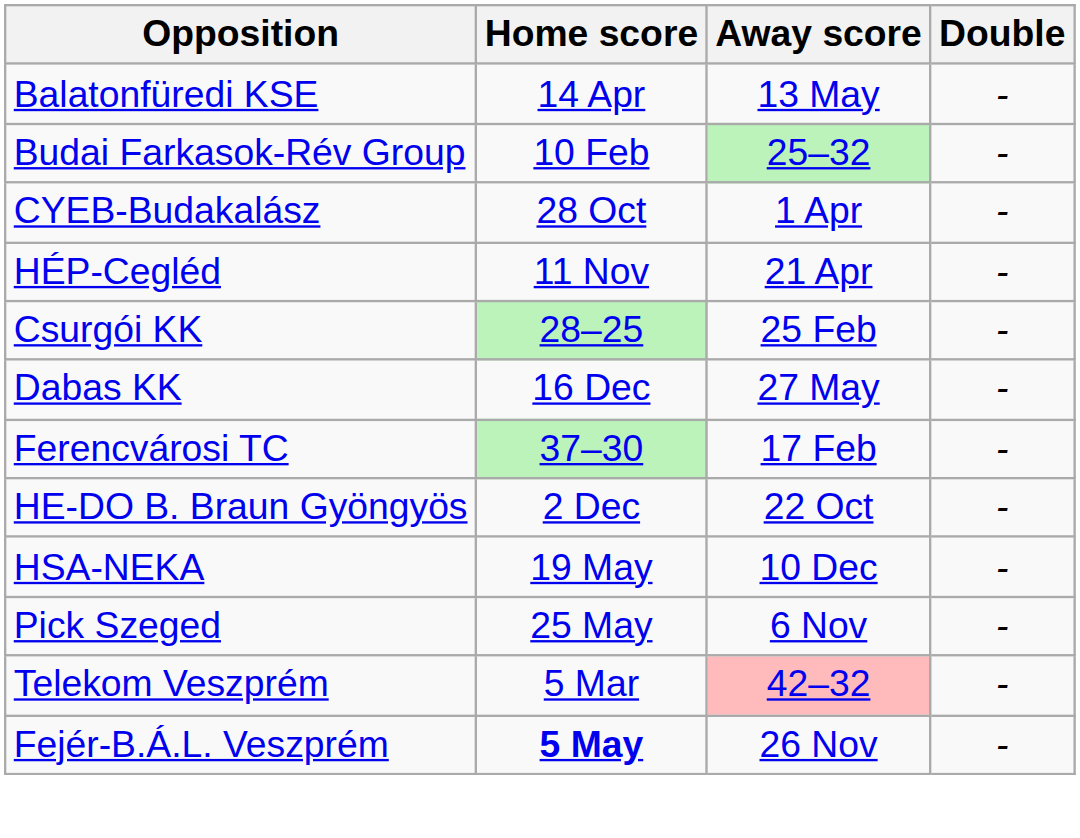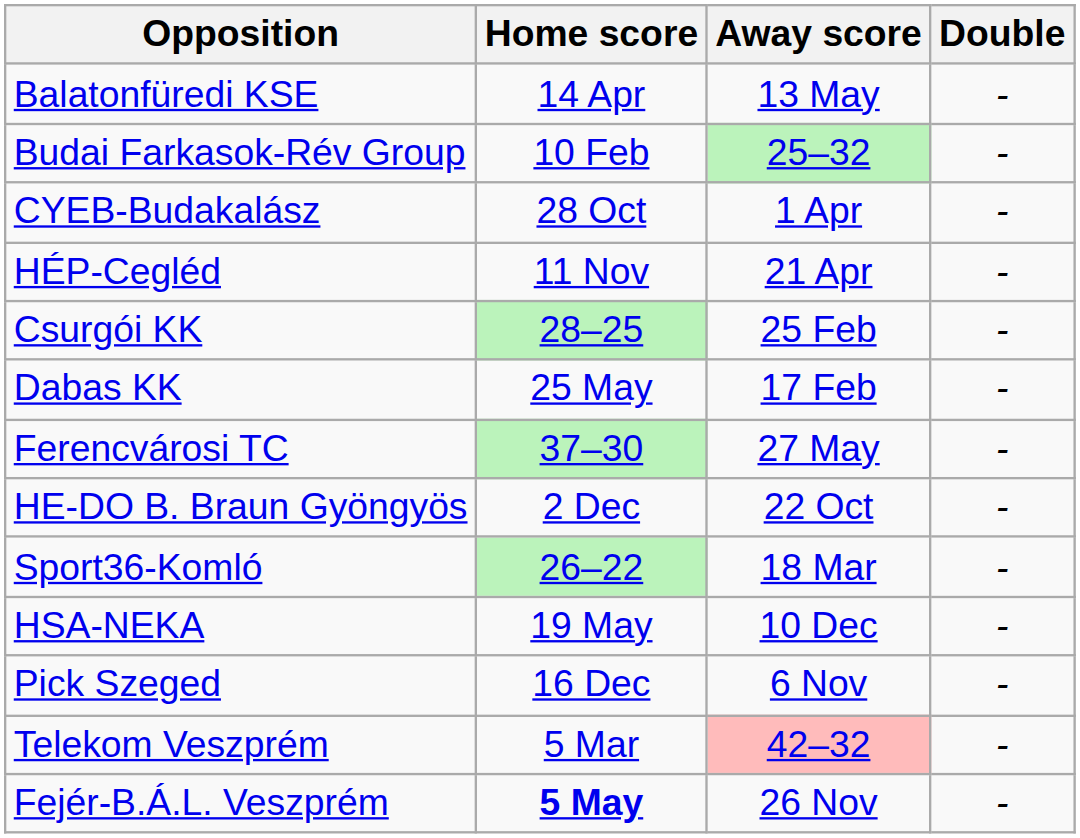(591, 388) 16 Dec -> (591, 388) 25 May
(819, 388) 27 May -> (819, 388) 17 Feb
(819, 447) 17 Feb -> (819, 447) 27 May
+ row: (138, 566)
(591, 625) 25 May -> (591, 684) 16 Dec
